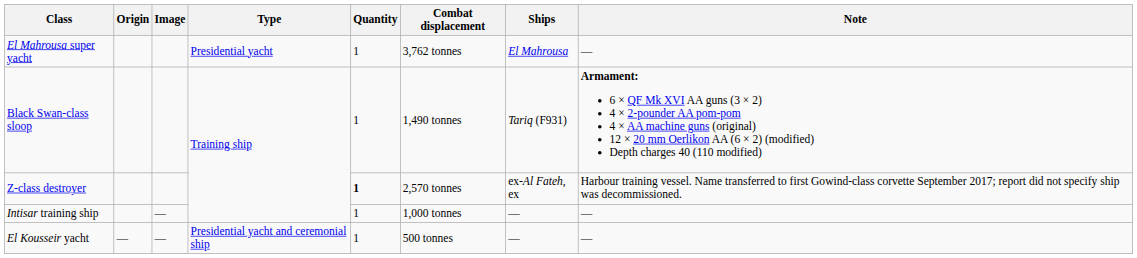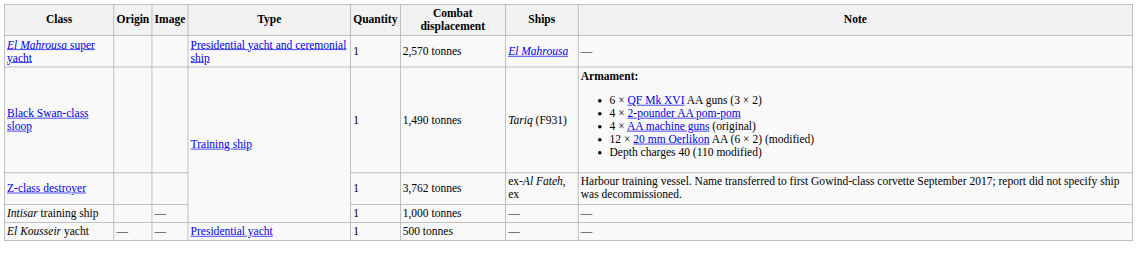(232, 51) Presidential yacht -> (268, 51) Presidential yacht and ceremonial ship
(432, 51) 3,762 tonnes -> (432, 51) 2,570 tonnes
(356, 188) bold -> (356, 188) normal
(432, 188) 2,570 tonnes -> (432, 188) 3,762 tonnes
(268, 238) Presidential yacht and ceremonial ship -> (232, 231) Presidential yacht
